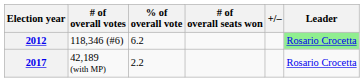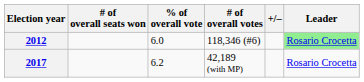columns swapped: (98, 18) <-> (225, 18)
(137, 40) 6.2 -> (157, 40) 6.0
(137, 63) 2.2 -> (157, 63) 6.2
